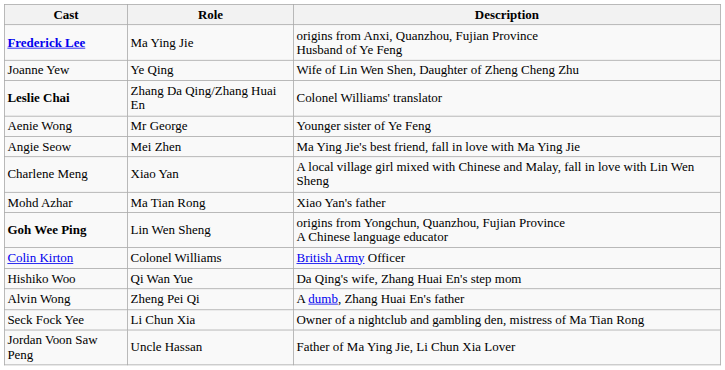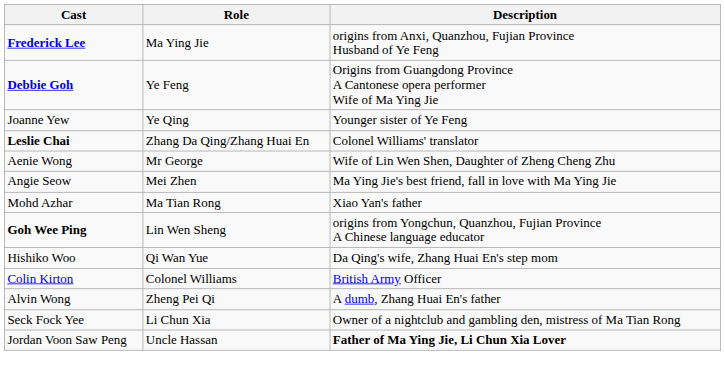+ row: (40, 85)
(438, 70) Wife of Lin Wen Shen, Daughter of Zheng Cheng Zhu -> (400, 120) Younger sister of Ye Feng
(364, 126) Younger sister of Ye Feng -> (474, 161) Wife of Lin Wen Shen, Daughter of Zheng Cheng Zhu
- row: (48, 174)
rows swapped: (41, 278) <-> (40, 258)
(406, 347) normal -> (449, 340) bold
